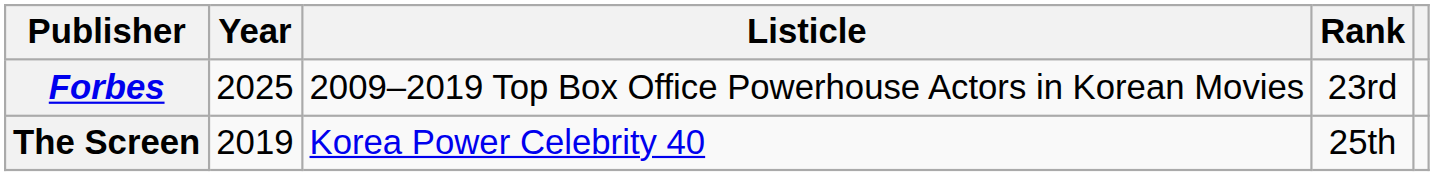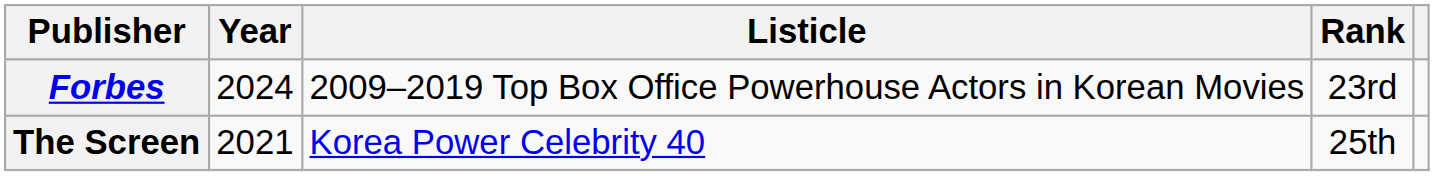(255, 87) 2025 -> (255, 87) 2024
(255, 142) 2019 -> (255, 142) 2021
